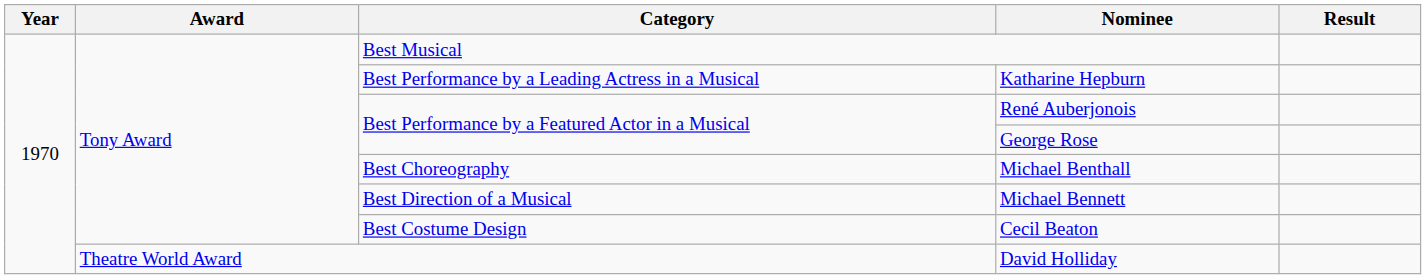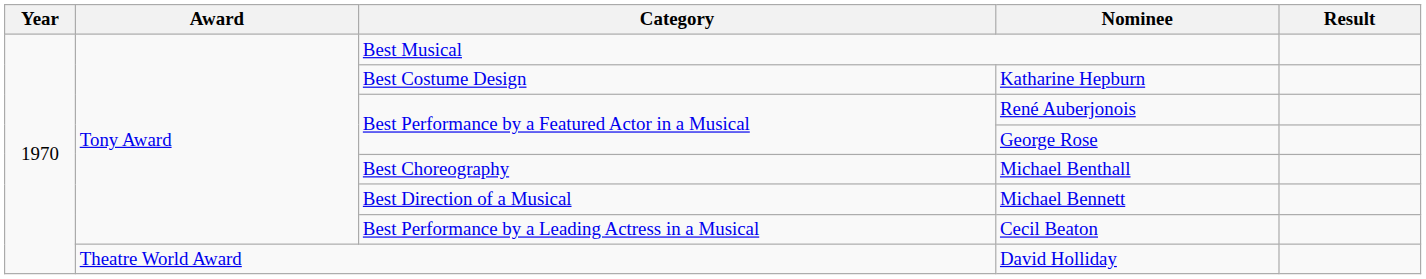(561, 79) Best Performance by a Leading Actress in a Musical -> (445, 79) Best Costume Design
(445, 229) Best Costume Design -> (561, 229) Best Performance by a Leading Actress in a Musical
